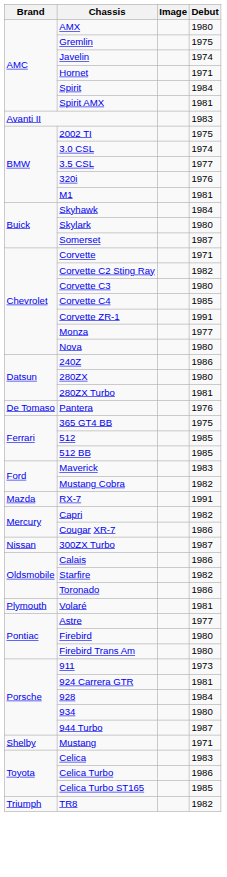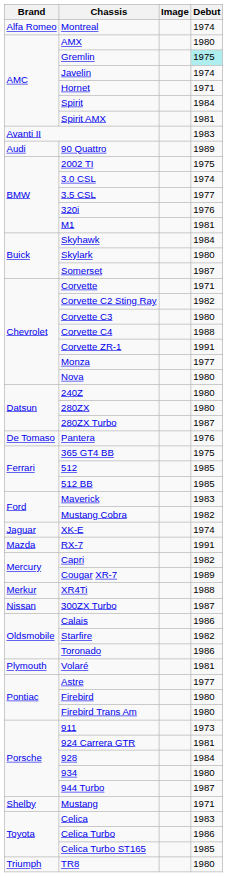+ row: (80, 27)
(202, 42) no background -> (204, 57) paleturquoise background
+ row: (84, 149)
(202, 301) 1985 -> (204, 331) 1988
(202, 362) 1986 -> (204, 392) 1980
(202, 392) 1981 -> (204, 423) 1987
+ row: (72, 529)
(202, 529) 1986 -> (204, 575) 1989
+ row: (74, 590)
(202, 803) 1982 -> (204, 864) 1980
